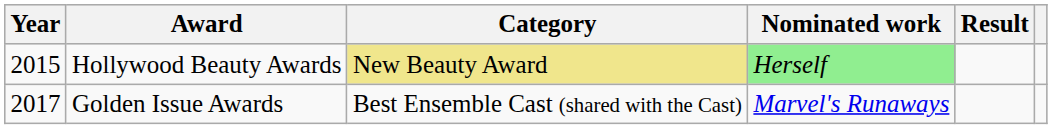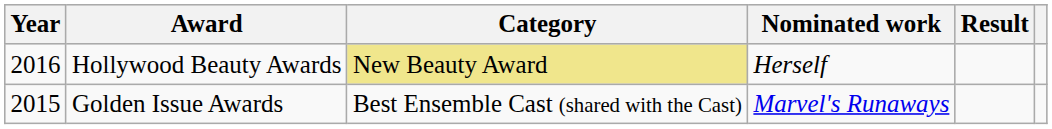(35, 63) 2015 -> (35, 63) 2016
(790, 63) lightgreen background -> (790, 63) no background
(35, 103) 2017 -> (35, 103) 2015
